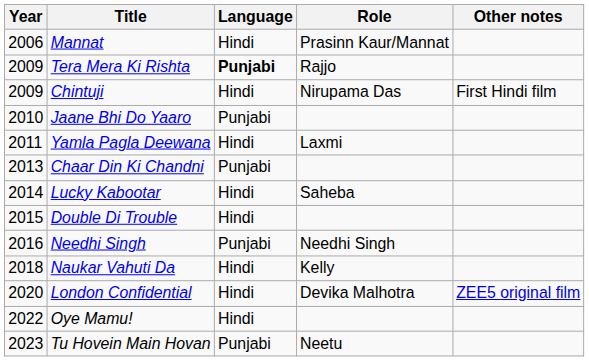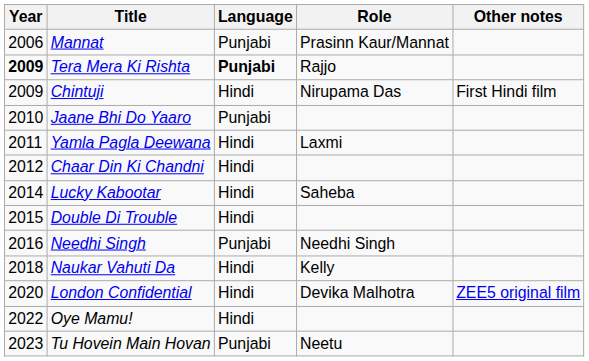(236, 42) Hindi -> (244, 42) Punjabi
(26, 67) normal -> (26, 67) bold
(26, 167) 2013 -> (26, 167) 2012
(244, 167) Punjabi -> (236, 167) Hindi
